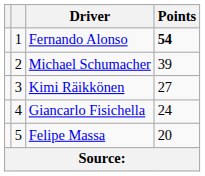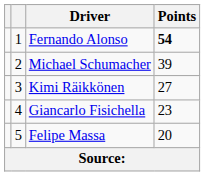(165, 111) 24 -> (165, 111) 23
